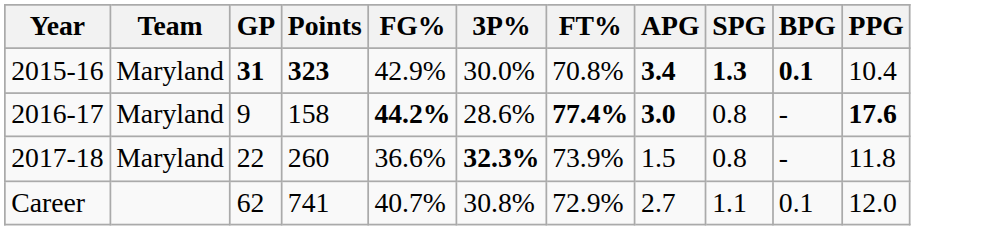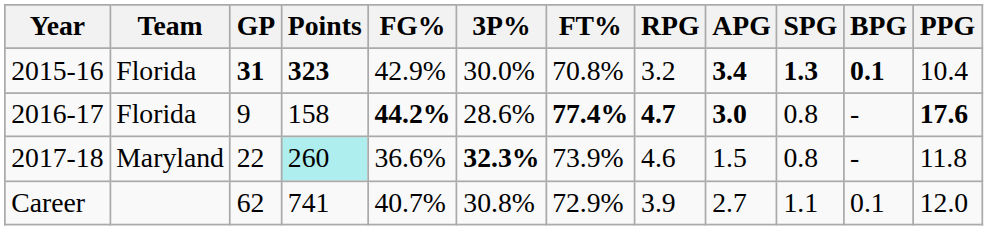+ column: (670, 26)
(170, 70) Maryland -> (156, 70) Florida
(170, 114) Maryland -> (156, 114) Florida
(309, 158) no background -> (309, 158) paleturquoise background
